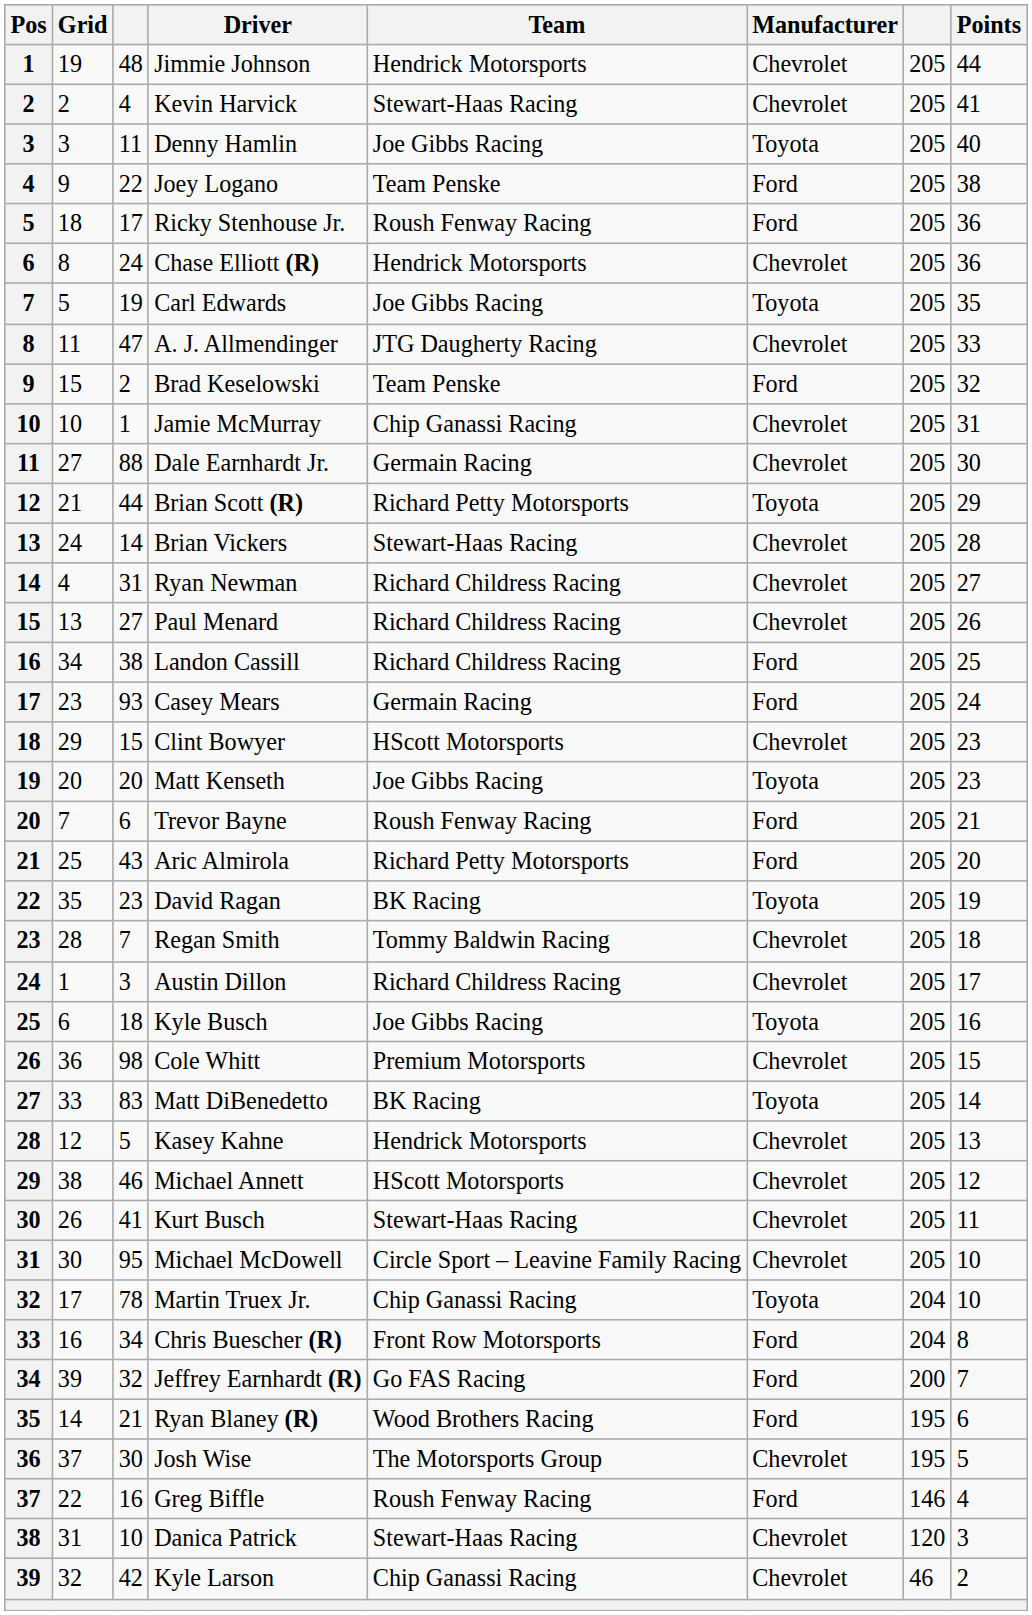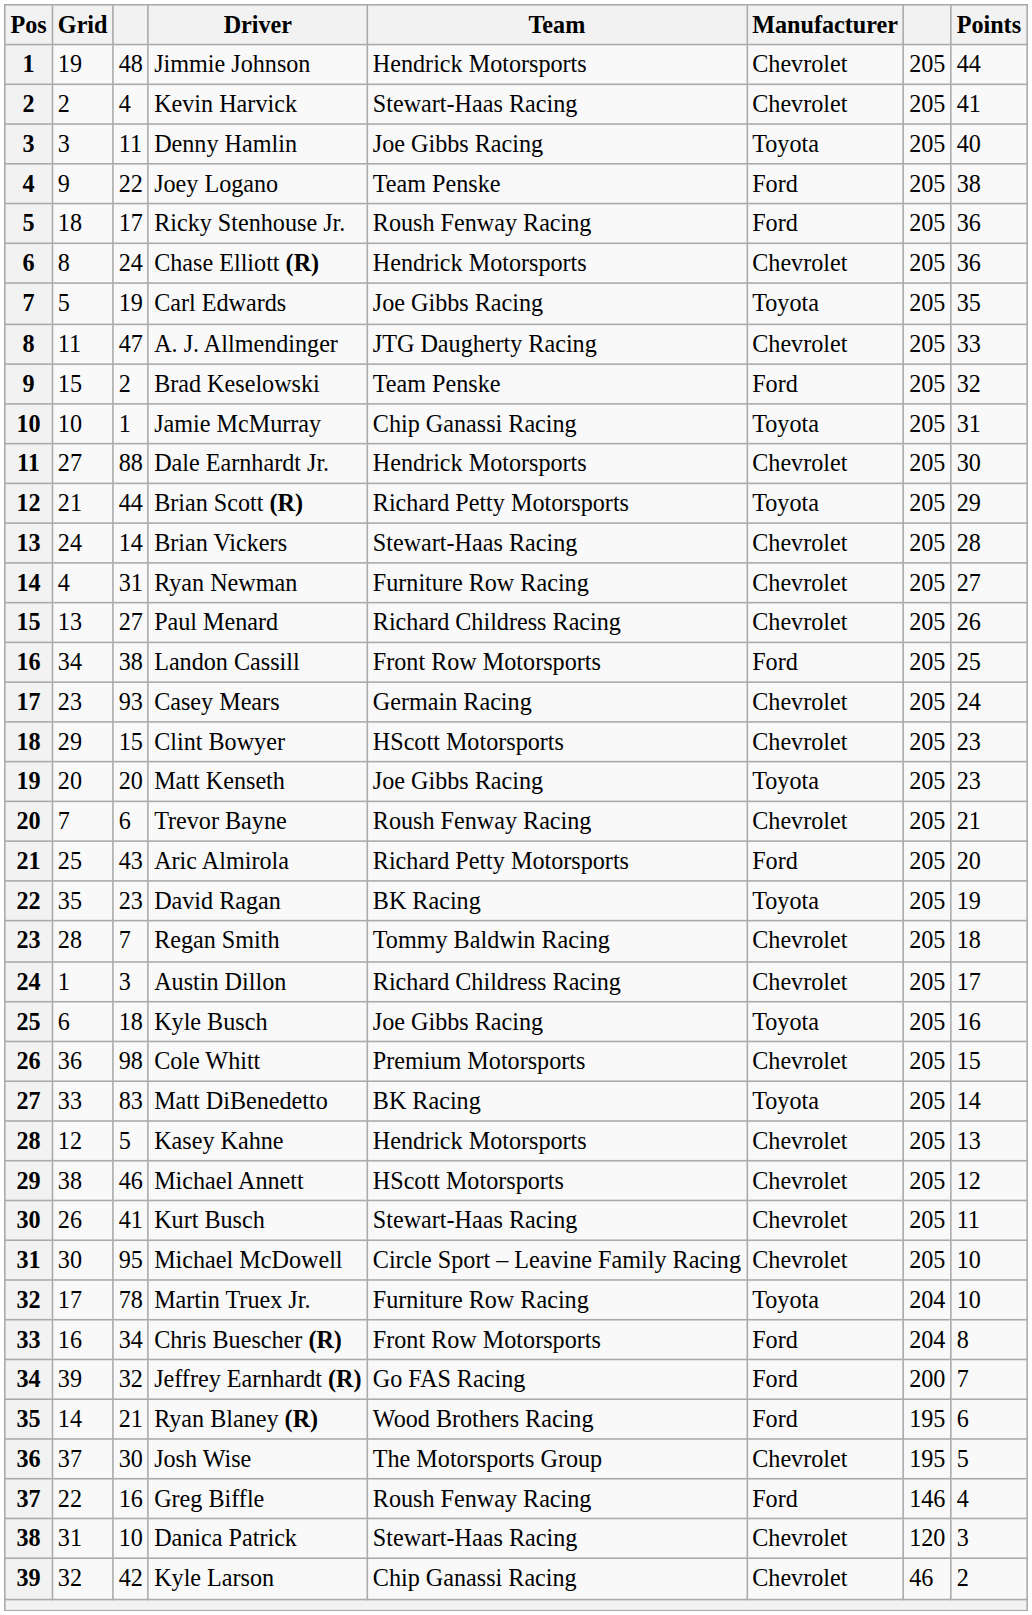(800, 423) Chevrolet -> (786, 423) Toyota
(452, 462) Germain Racing -> (480, 462) Hendrick Motorsports
(497, 582) Richard Childress Racing -> (481, 582) Furniture Row Racing
(497, 662) Richard Childress Racing -> (487, 662) Front Row Motorsports
(775, 702) Ford -> (800, 702) Chevrolet
(775, 821) Ford -> (800, 821) Chevrolet
(475, 1299) Chip Ganassi Racing -> (481, 1299) Furniture Row Racing
